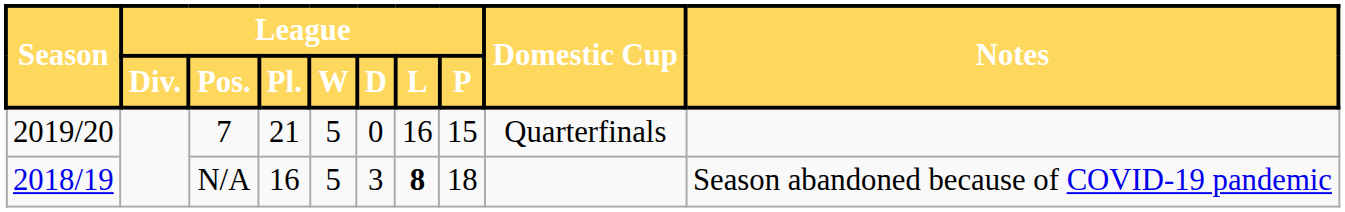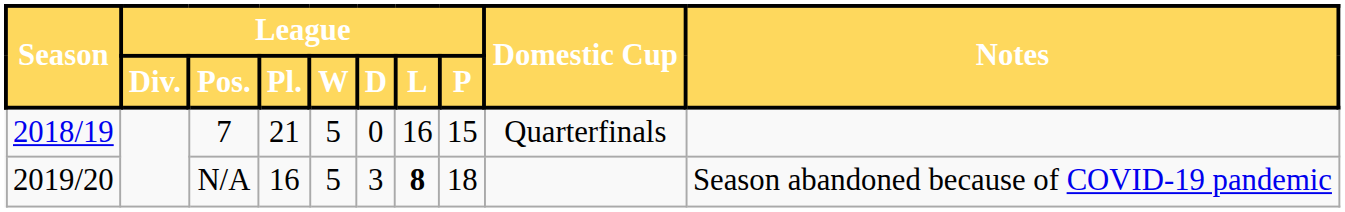(63, 132) 2019/20 -> (63, 132) 2018/19
(63, 180) 2018/19 -> (63, 180) 2019/20
